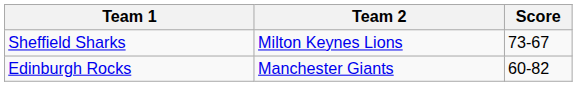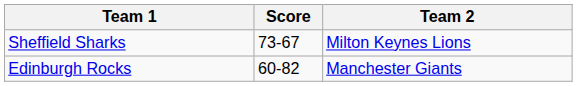columns swapped: (379, 17) <-> (538, 17)
